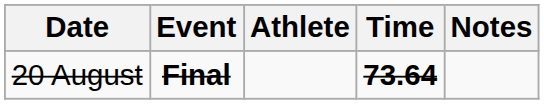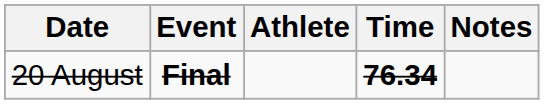(400, 74) 73.64 -> (400, 74) 76.34
